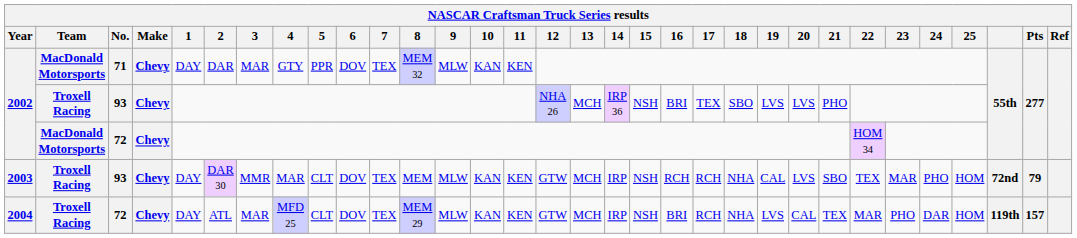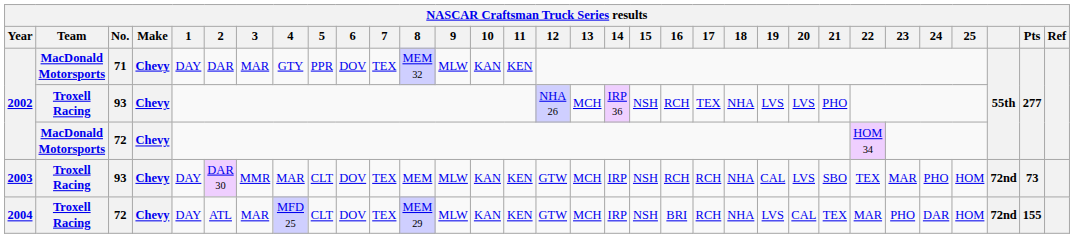(677, 103) BRI -> (677, 103) RCH
(741, 103) SBO -> (741, 103) NHA
(1035, 177) 79 -> (1032, 177) 73
(1005, 215) 119th -> (1004, 215) 72nd
(1035, 215) 157 -> (1032, 215) 155
